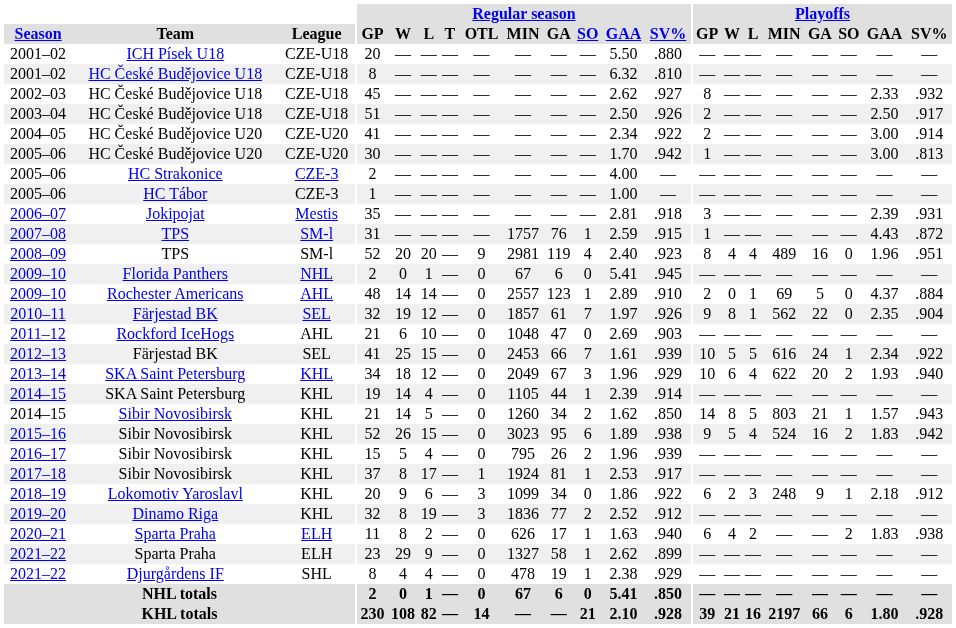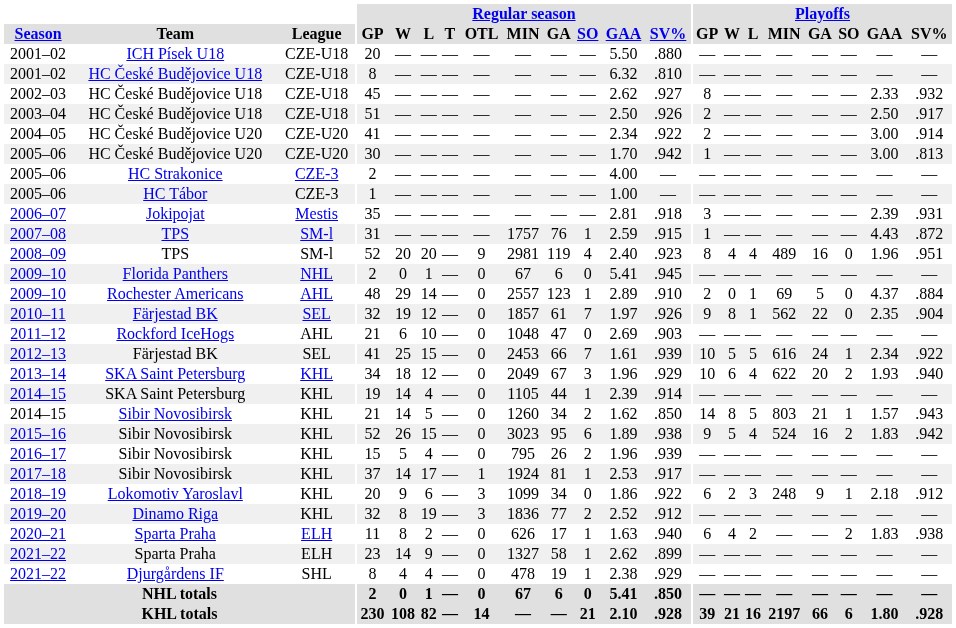(403, 294) 14 -> (403, 294) 29
(403, 474) 8 -> (403, 474) 14
(403, 554) 29 -> (403, 554) 14
